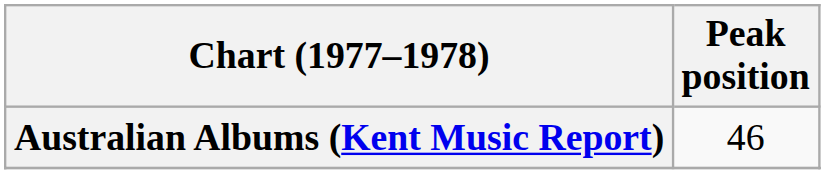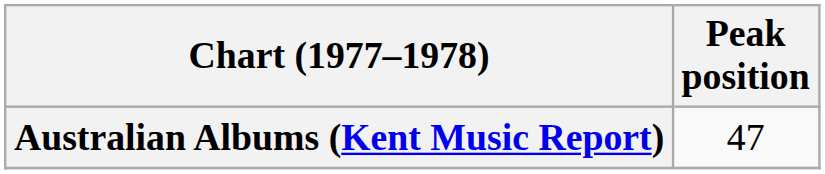(746, 136) 46 -> (746, 136) 47
